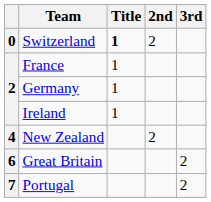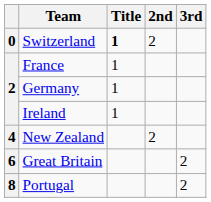(12, 185) 7 -> (12, 185) 8
